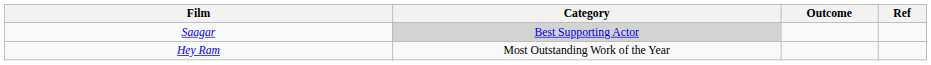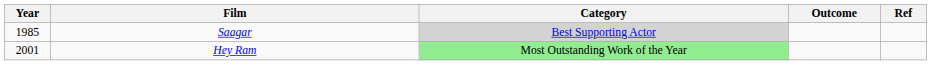+ column: (27, 13)
(587, 50) no background -> (604, 50) lightgreen background
